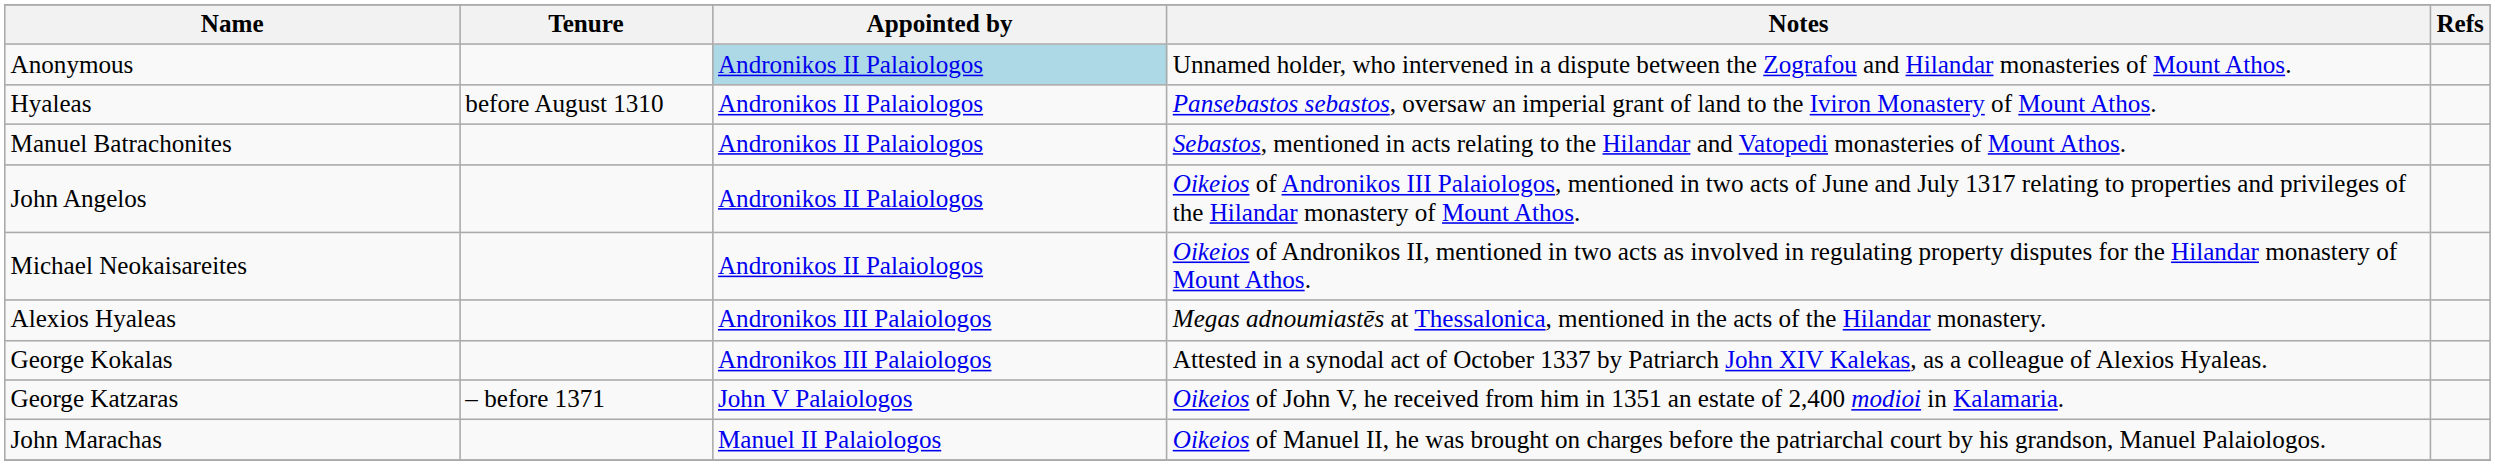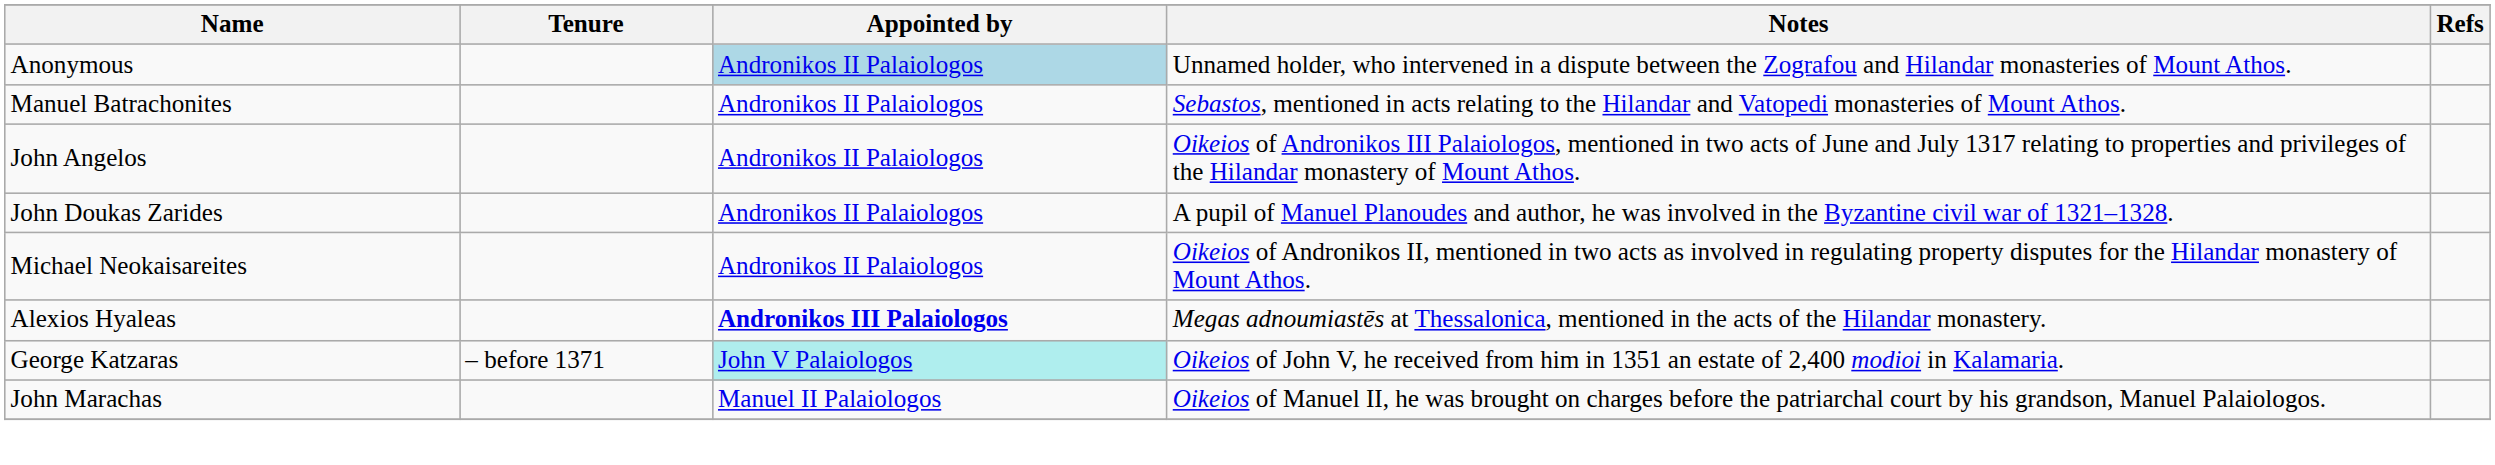- row: (51, 104)
+ row: (117, 212)
(855, 319) normal -> (863, 319) bold
- row: (92, 359)
(815, 399) no background -> (815, 359) paleturquoise background
